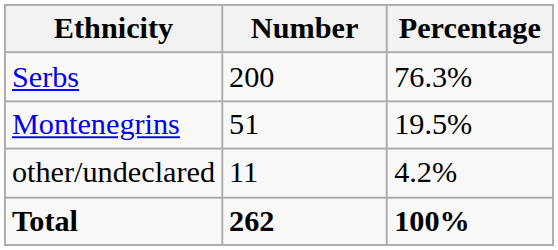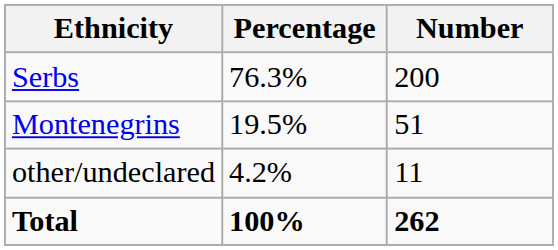columns swapped: (305, 28) <-> (470, 28)
